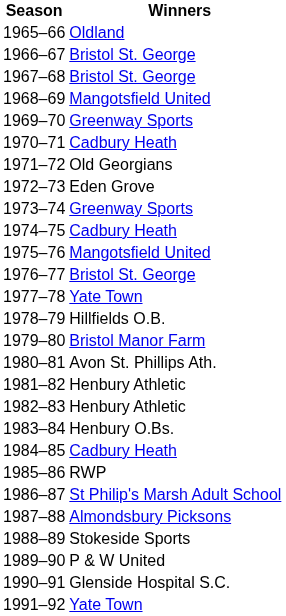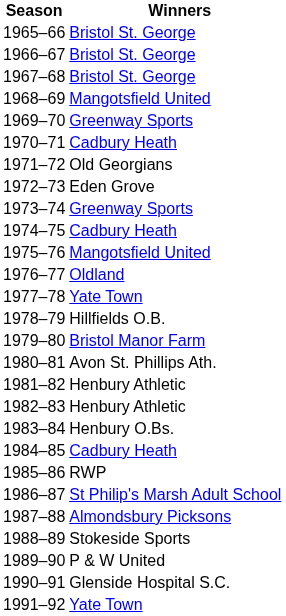(97, 32) Oldland -> (132, 32) Bristol St. George
(132, 274) Bristol St. George -> (97, 274) Oldland
